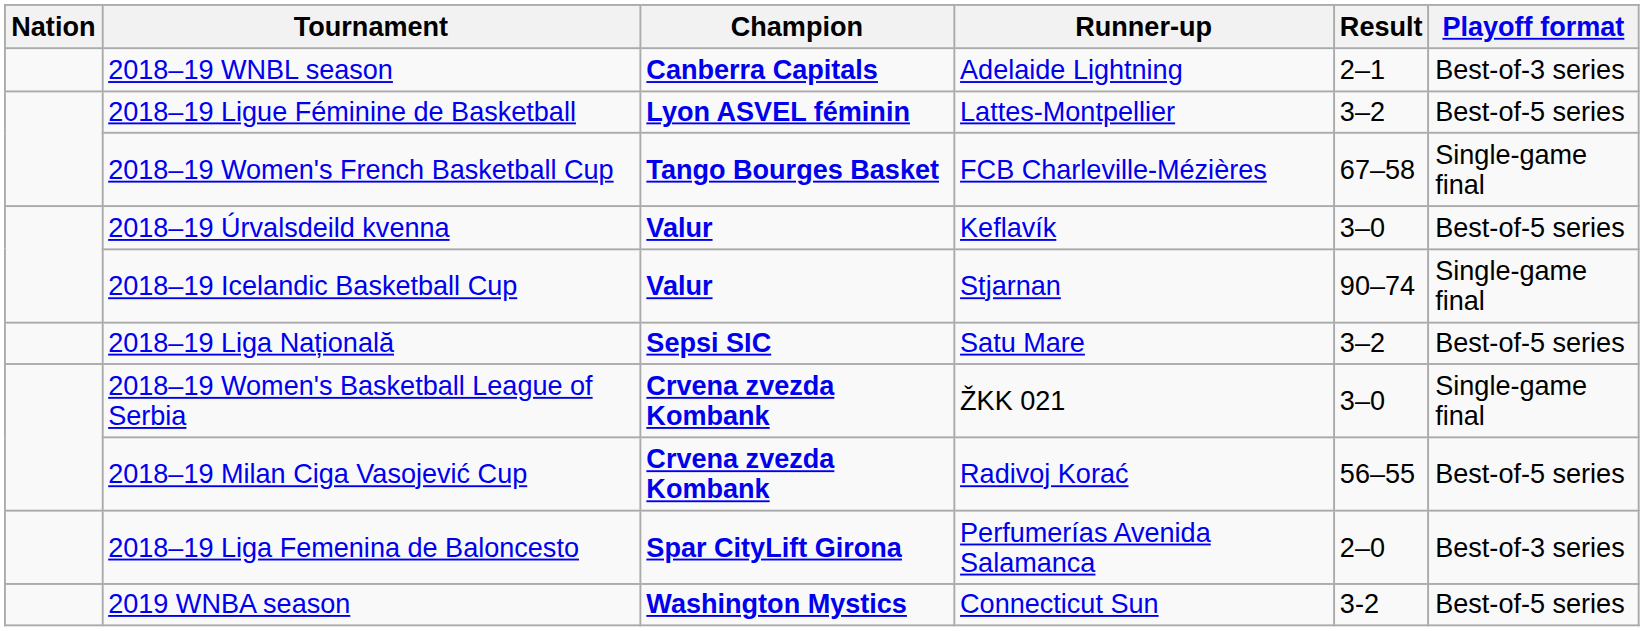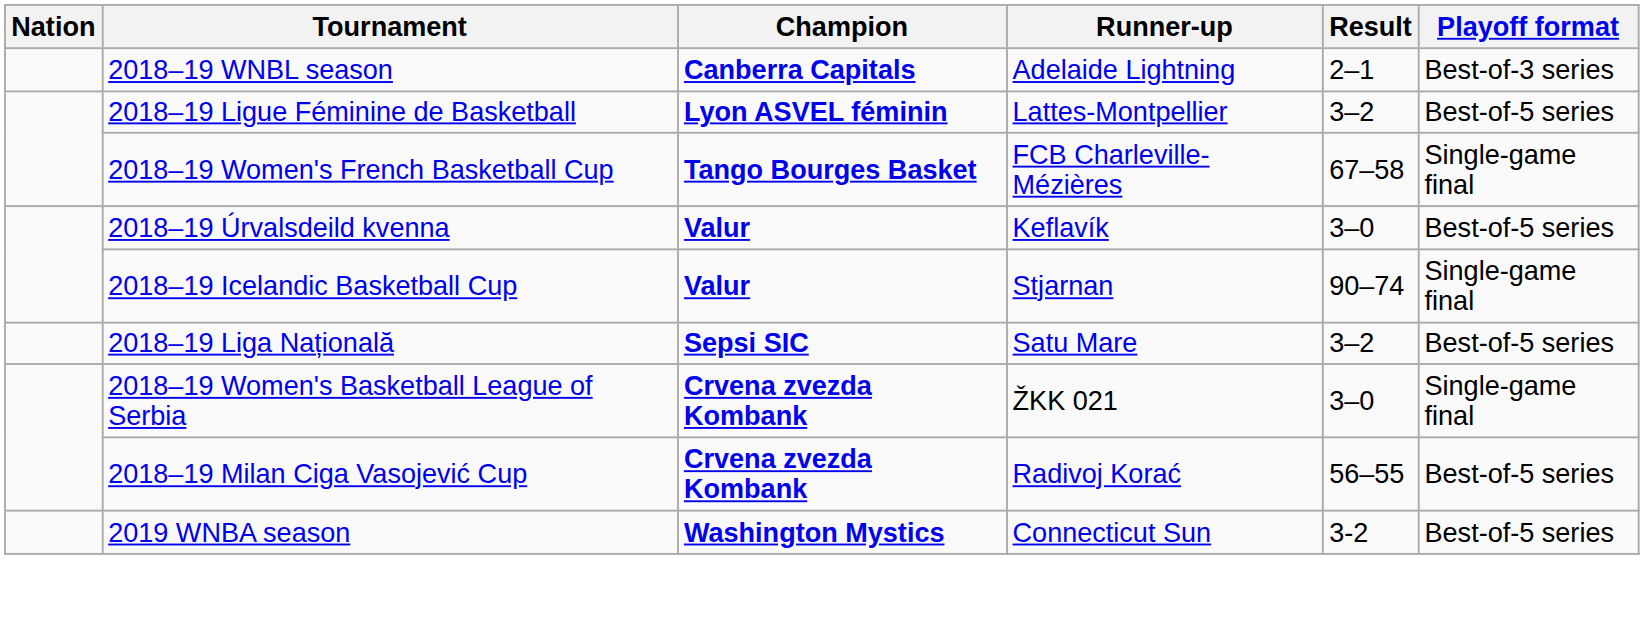- row: (344, 547)
